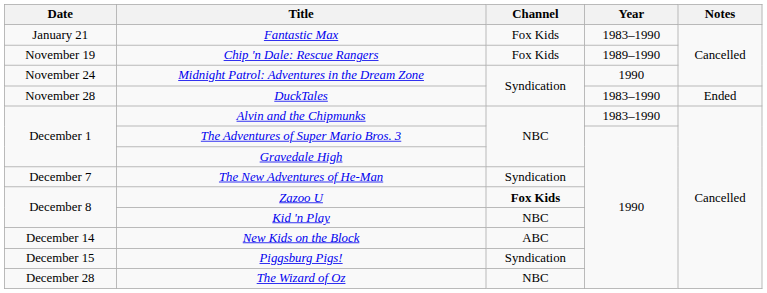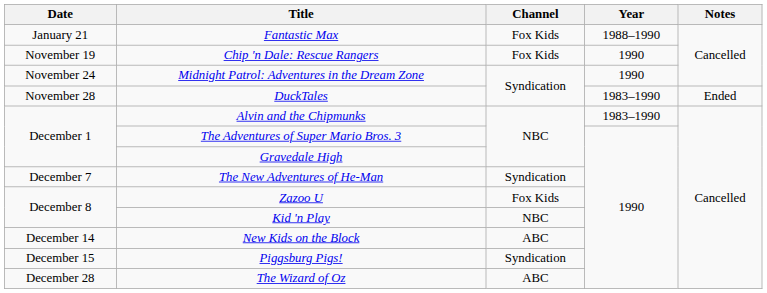(631, 34) 1983–1990 -> (631, 34) 1988–1990
(631, 55) 1989–1990 -> (631, 55) 1990
(535, 197) bold -> (535, 197) normal
(535, 278) NBC -> (535, 278) ABC
